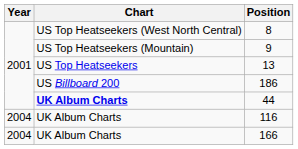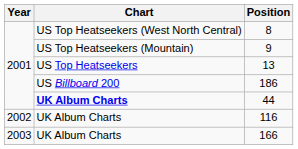(19, 118) 2004 -> (19, 118) 2002
(19, 135) 2004 -> (19, 135) 2003
